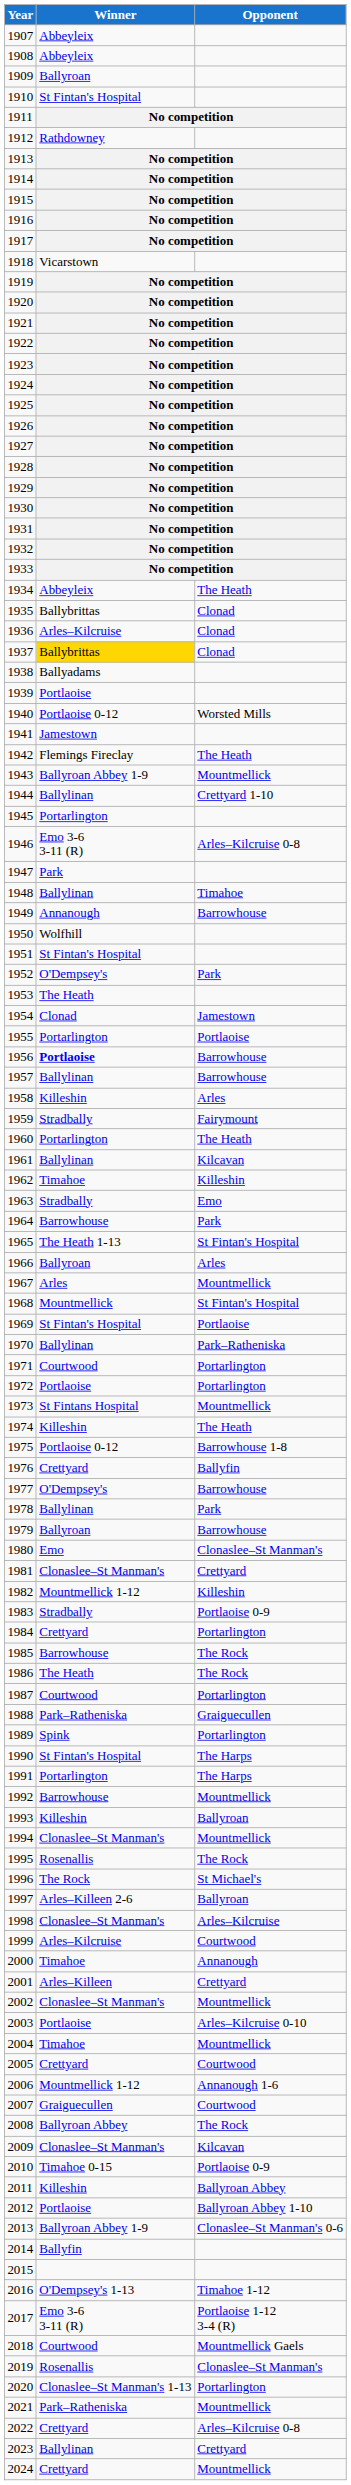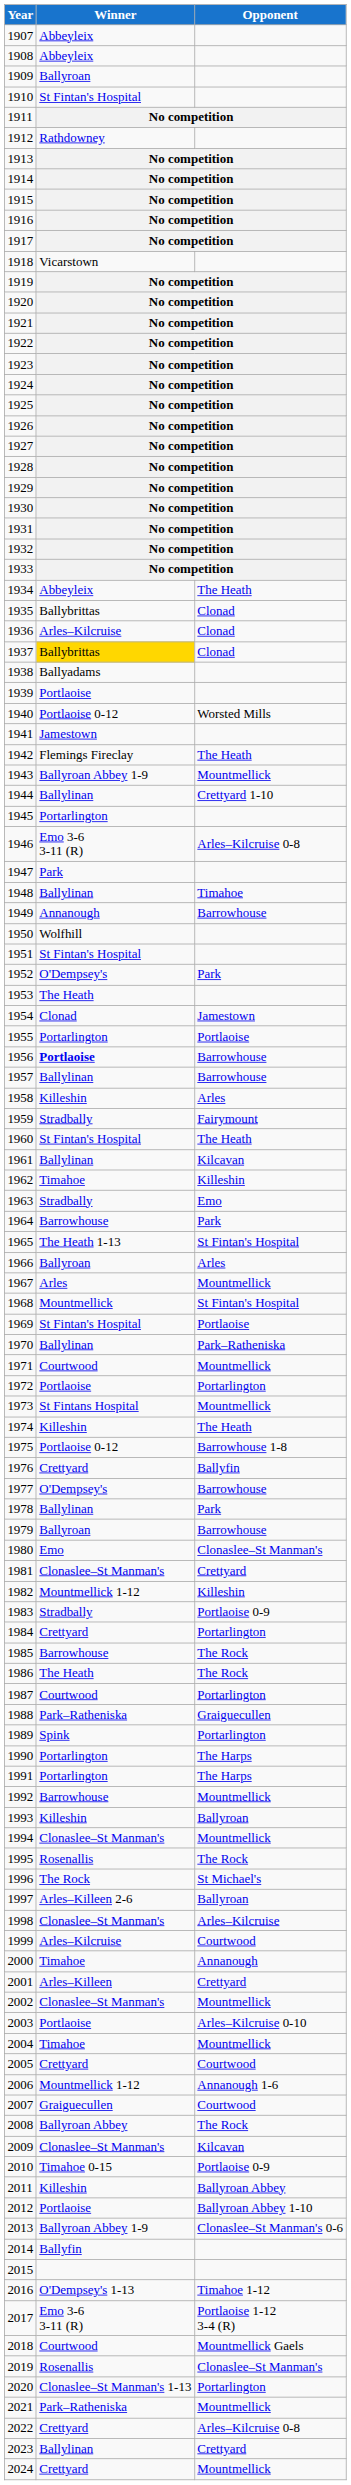(73, 1139) Portarlington -> (90, 1139) St Fintan's Hospital
(232, 1365) Portarlington -> (234, 1365) Mountmellick
(90, 1755) St Fintan's Hospital -> (73, 1755) Portarlington
